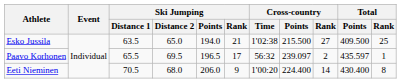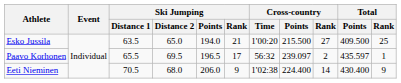(265, 41) 1'02:38 -> (265, 41) 1'00:20
(265, 71) 1'00:20 -> (265, 71) 1'02:38
(384, 71) 8 -> (384, 71) 9
